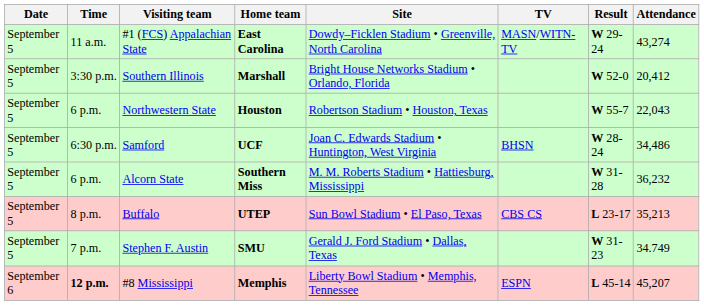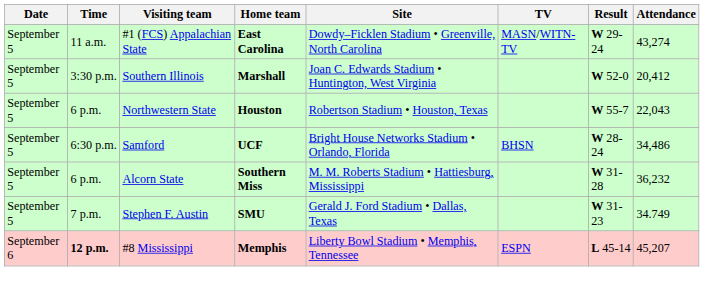(392, 76) Bright House Networks Stadium • Orlando, Florida -> (375, 76) Joan C. Edwards Stadium • Huntington, West Virginia
(375, 145) Joan C. Edwards Stadium • Huntington, West Virginia -> (392, 145) Bright House Networks Stadium • Orlando, Florida
- row: (141, 214)
